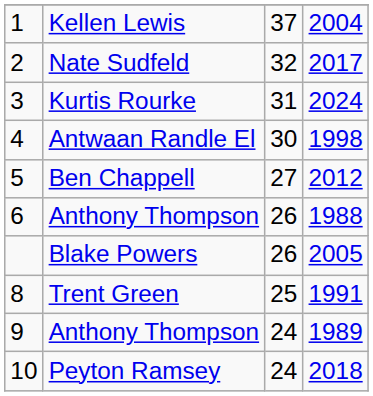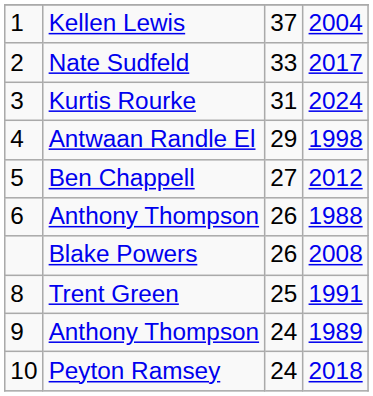(284, 62) 32 -> (284, 62) 33
(284, 139) 30 -> (284, 139) 29
(336, 255) 2005 -> (336, 255) 2008
